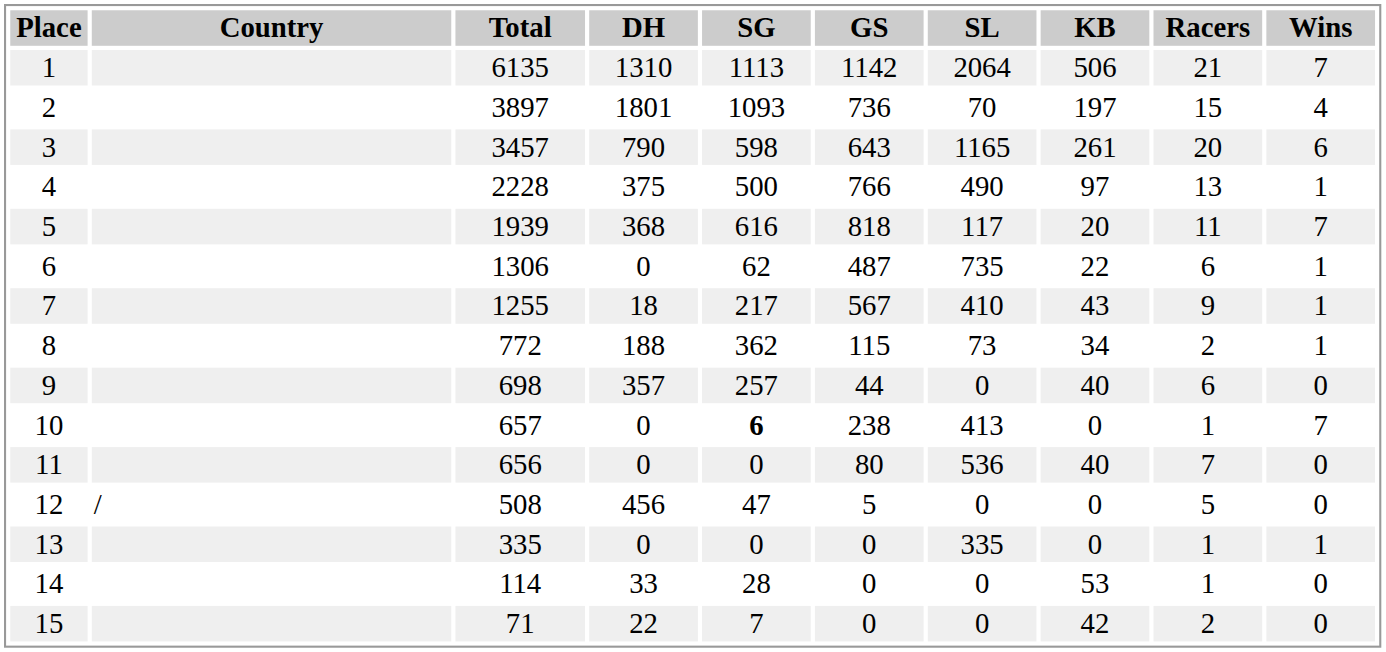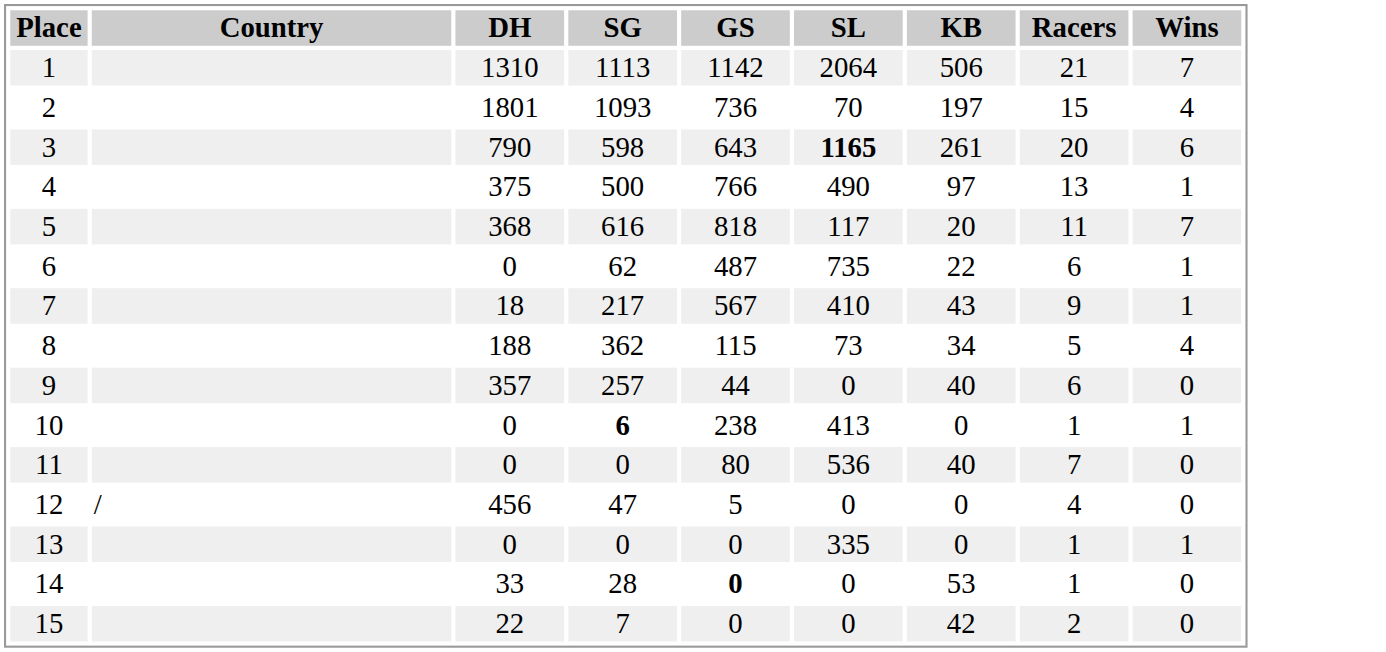- column: (520, 28)
(982, 147) normal -> (848, 147) bold
(1208, 346) 2 -> (1074, 346) 5
(1321, 346) 1 -> (1187, 346) 4
(1321, 425) 7 -> (1187, 425) 1
(1208, 505) 5 -> (1074, 505) 4
(869, 584) normal -> (735, 584) bold
